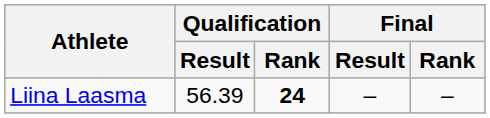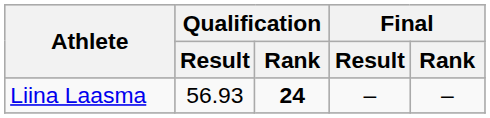(215, 96) 56.39 -> (215, 96) 56.93
